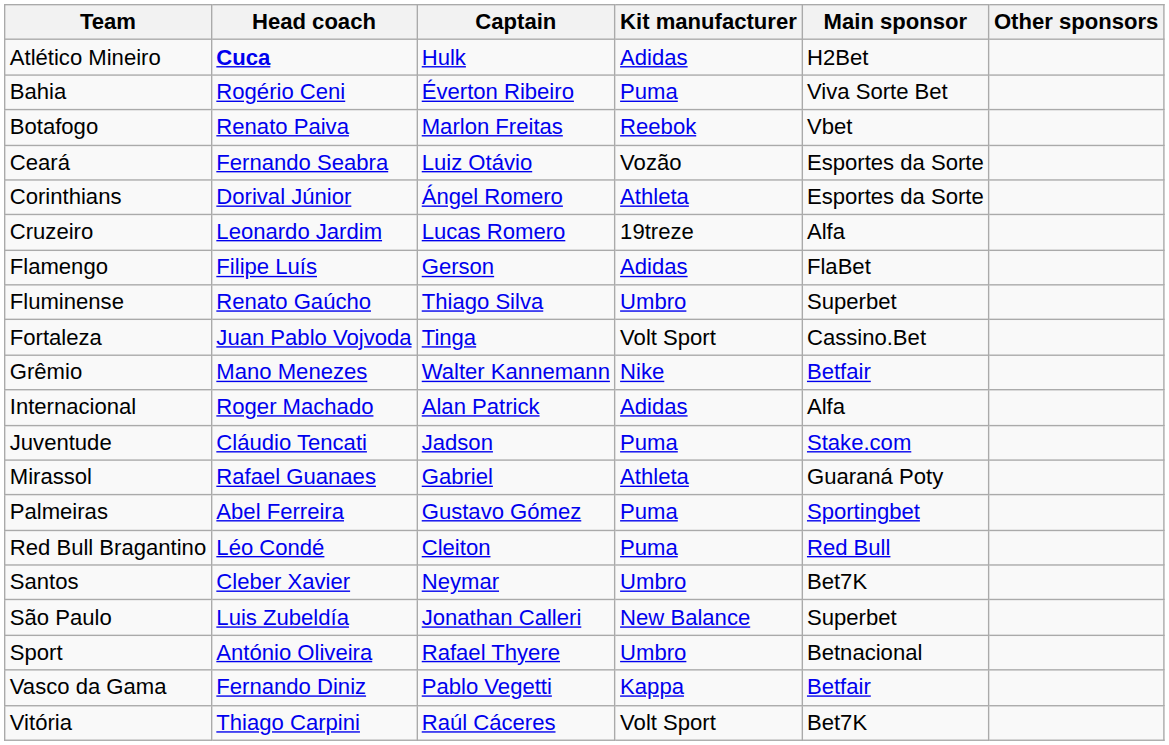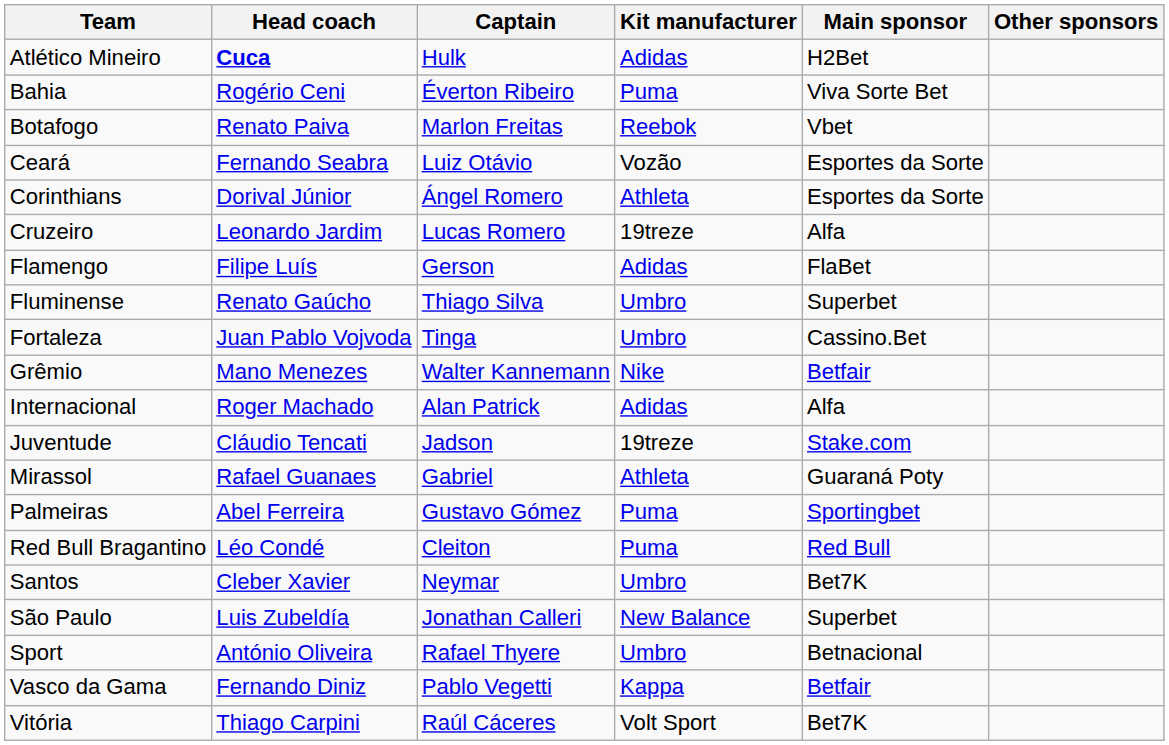(668, 337) Volt Sport -> (653, 337) Umbro
(649, 442) Puma -> (657, 442) 19treze
